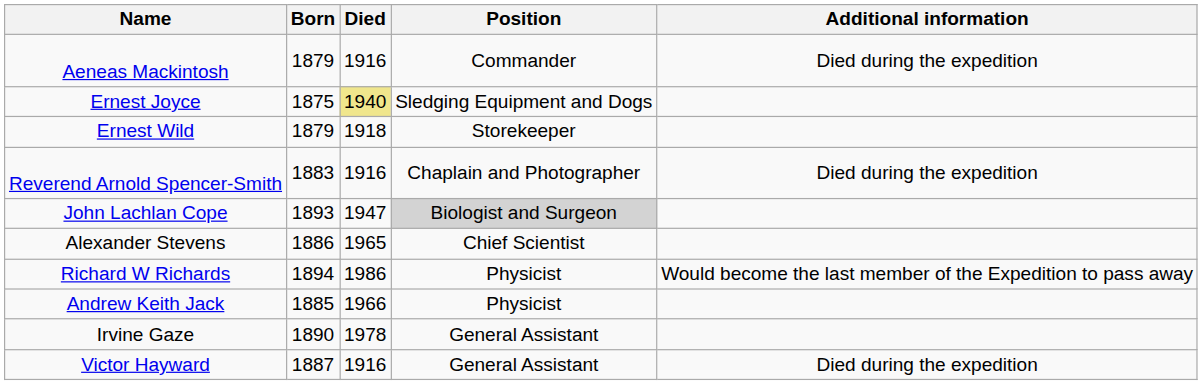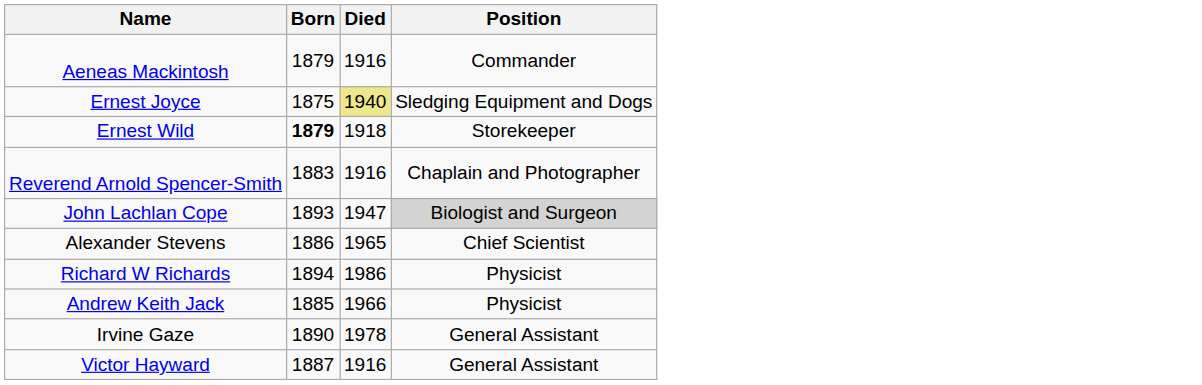- column: (927, 19)
(313, 131) normal -> (313, 131) bold
